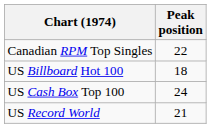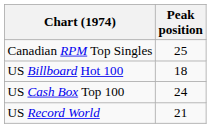(181, 50) 22 -> (181, 50) 25
